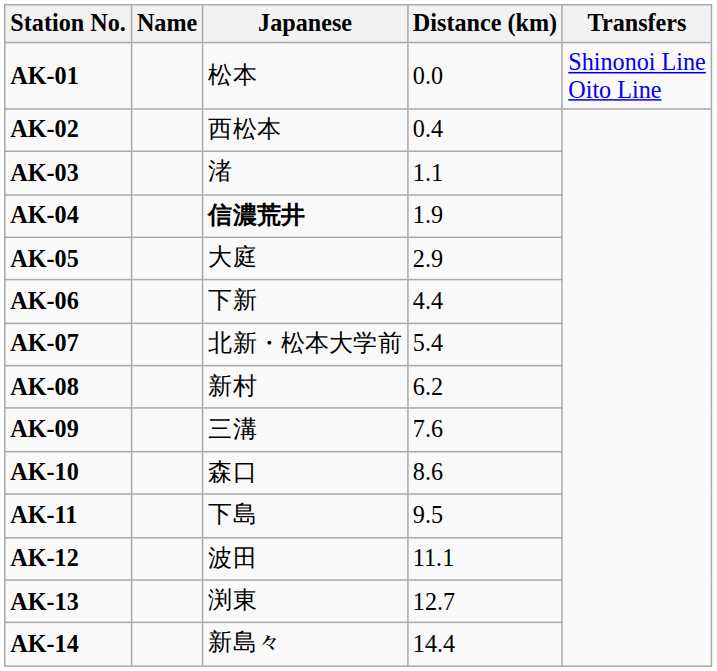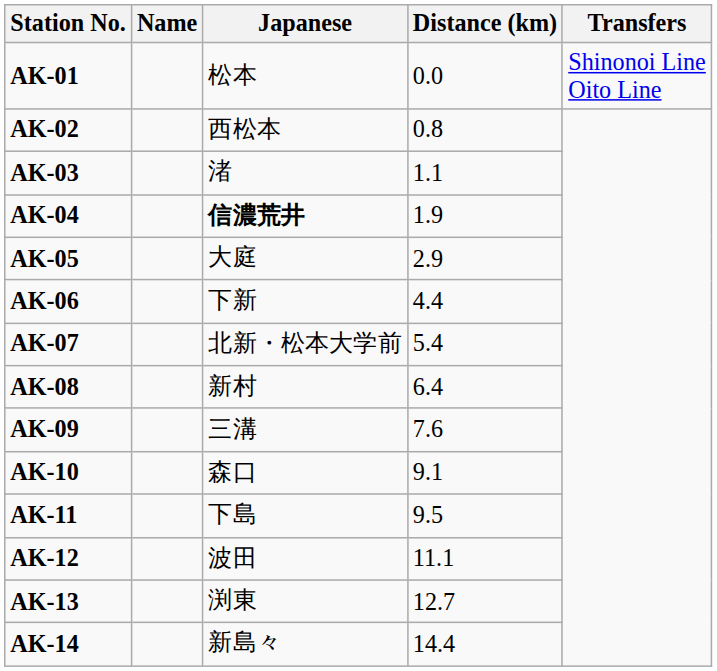(428, 129) 0.4 -> (428, 129) 0.8
(428, 386) 6.2 -> (428, 386) 6.4
(428, 472) 8.6 -> (428, 472) 9.1
